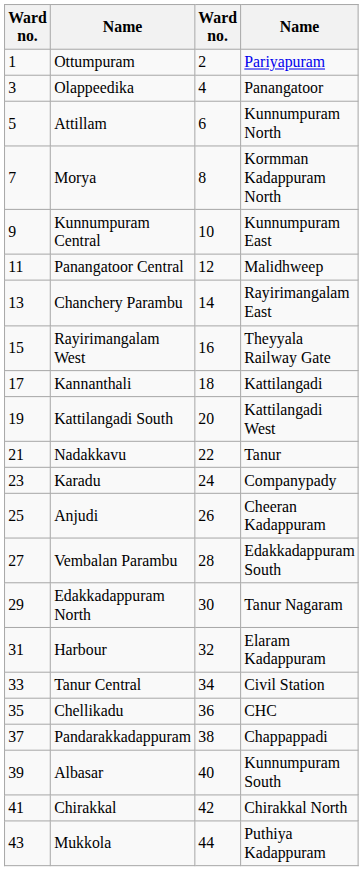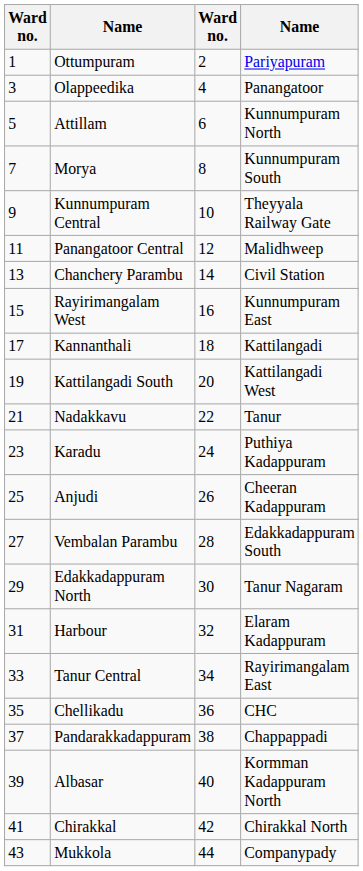(285, 178) Kormman Kadappuram North -> (292, 168) Kunnumpuram South
(292, 232) Kunnumpuram East -> (288, 213) Theyyala Railway Gate
(297, 303) Rayirimangalam East -> (284, 275) Civil Station
(288, 347) Theyyala Railway Gate -> (292, 310) Kunnumpuram East
(290, 480) Companypady -> (285, 452) Puthiya Kadappuram
(284, 685) Civil Station -> (297, 676) Rayirimangalam East
(292, 773) Kunnumpuram South -> (285, 782) Kormman Kadappuram North
(285, 843) Puthiya Kadappuram -> (290, 853) Companypady
